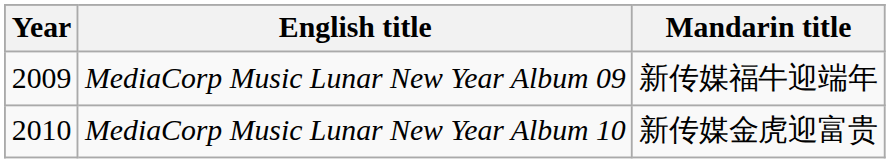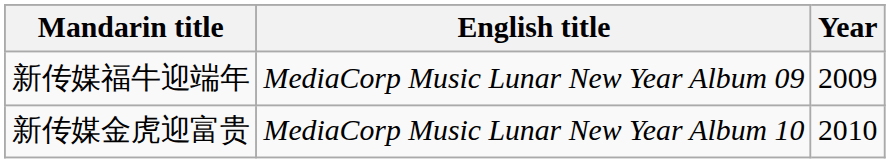columns swapped: (42, 28) <-> (758, 28)
